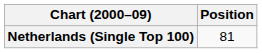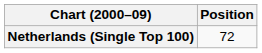(227, 36) 81 -> (227, 36) 72
